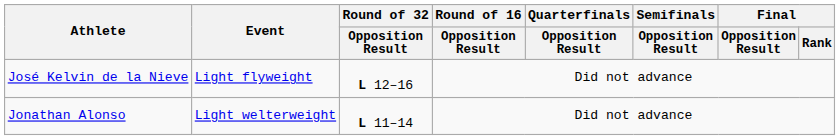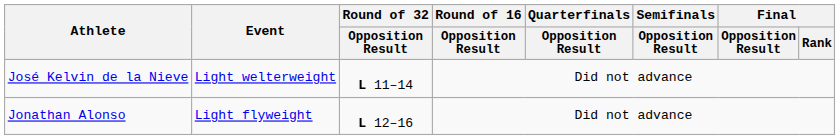(254, 78) Light flyweight -> (265, 78) Light welterweight
(386, 86) L 12–16 -> (386, 86) L 11–14
(265, 116) Light welterweight -> (254, 116) Light flyweight
(386, 124) L 11–14 -> (386, 124) L 12–16
